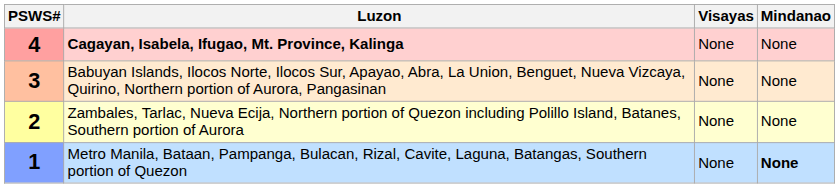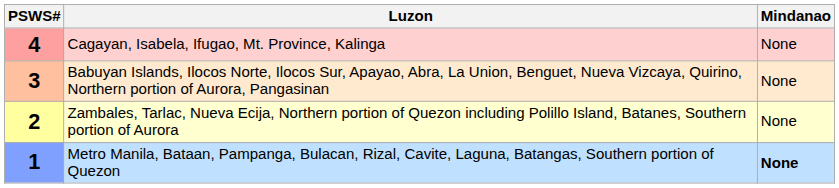- column: (726, 16)
(236, 44) bold -> (226, 44) normal
